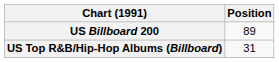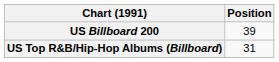(249, 31) 89 -> (249, 31) 39
